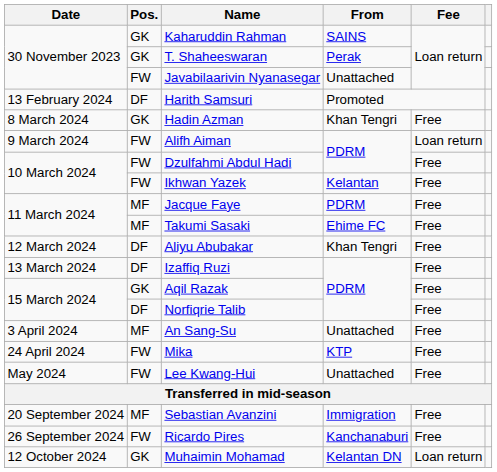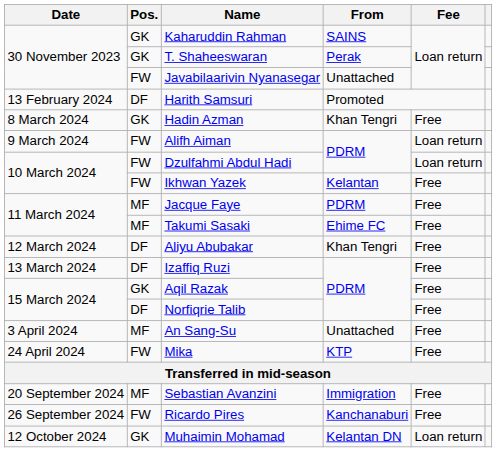(428, 162) Free -> (448, 162) Loan return
- row: (210, 373)
